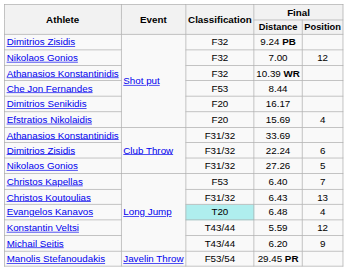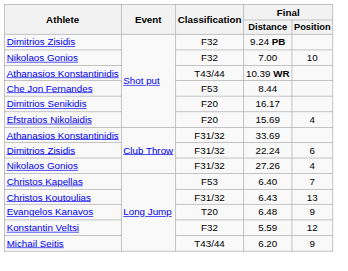(323, 58) 12 -> (312, 58) 10
(220, 73) F32 -> (210, 73) T43/44
(323, 166) 5 -> (312, 166) 4
(220, 213) paleturquoise background -> (210, 213) no background
(323, 213) 4 -> (312, 213) 9
(220, 228) T43/44 -> (210, 228) F32
- row: (278, 259)
